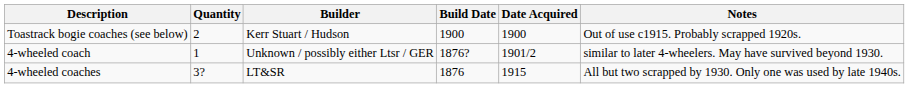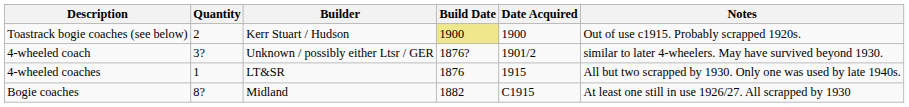(452, 33) no background -> (452, 33) khaki background
(196, 53) 1 -> (199, 53) 3?
(199, 72) 3? -> (196, 72) 1
+ row: (43, 92)
